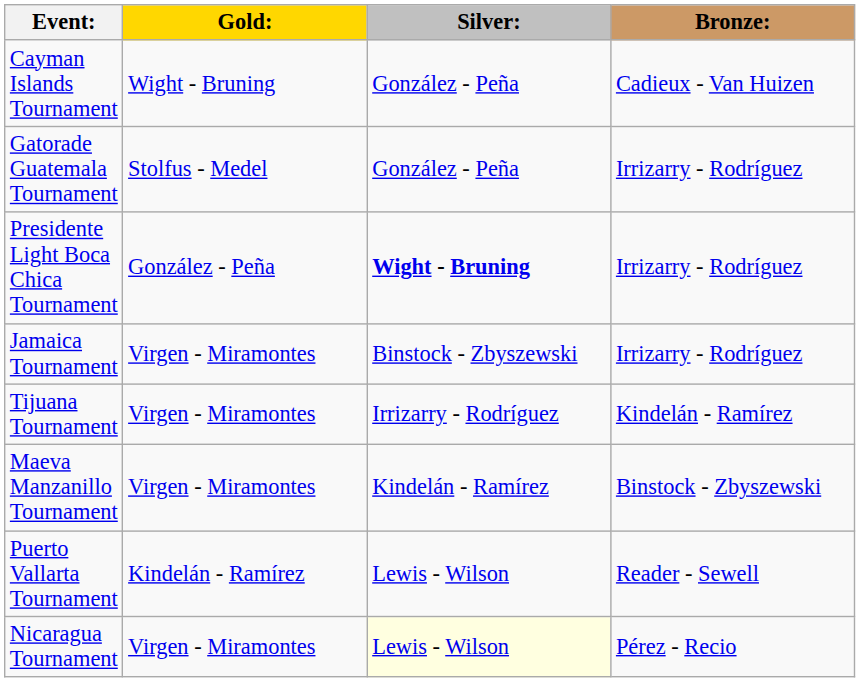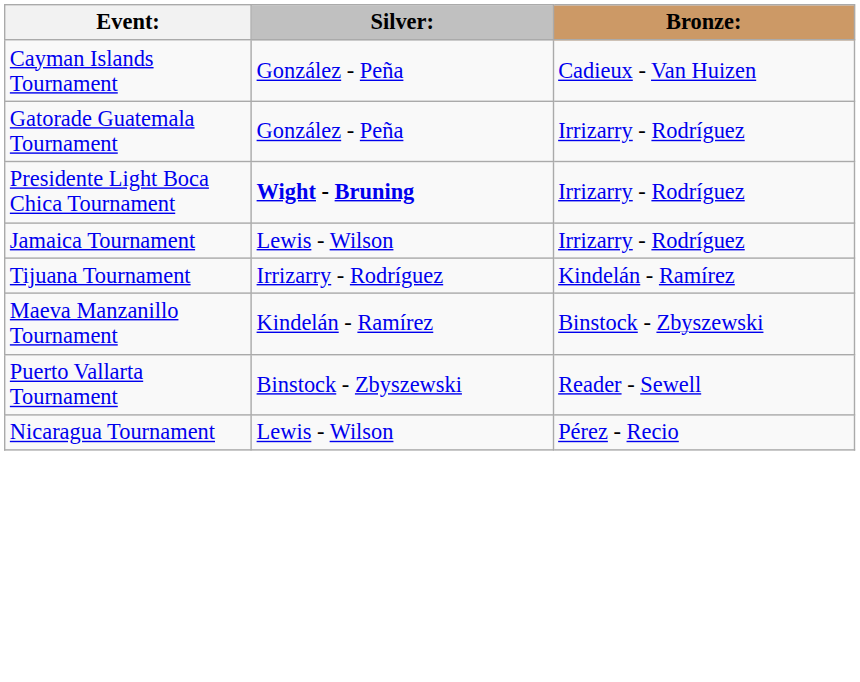- column: (245, 22)
(475, 353) Binstock - Zbyszewski -> (325, 239) Lewis - Wilson
(441, 573) Lewis - Wilson -> (359, 384) Binstock - Zbyszewski
(441, 646) lightyellow background -> (325, 432) no background
